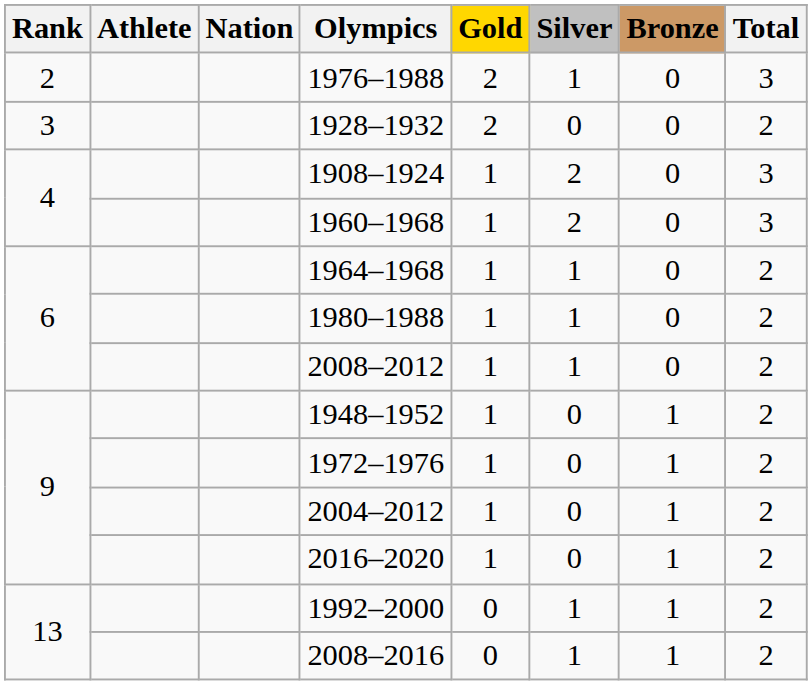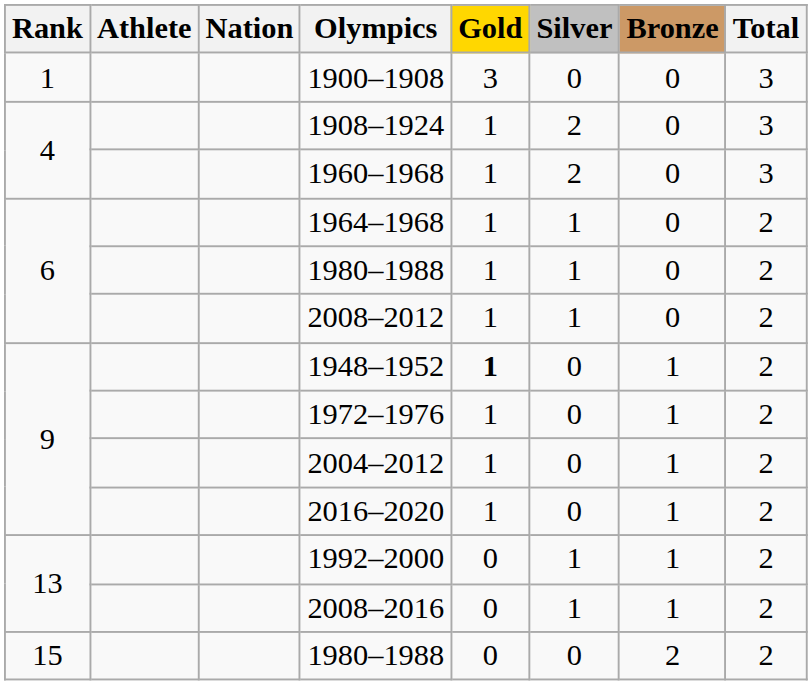+ row: (47, 76)
- row: (47, 76)
- row: (47, 125)
(490, 414) normal -> (490, 366) bold
+ row: (47, 655)
